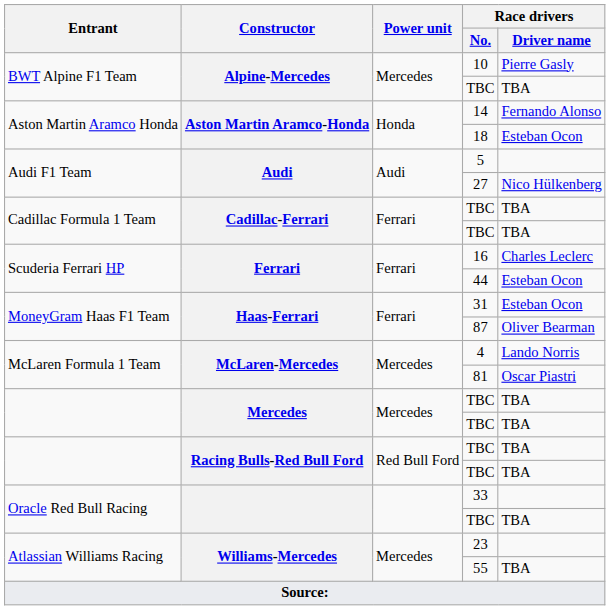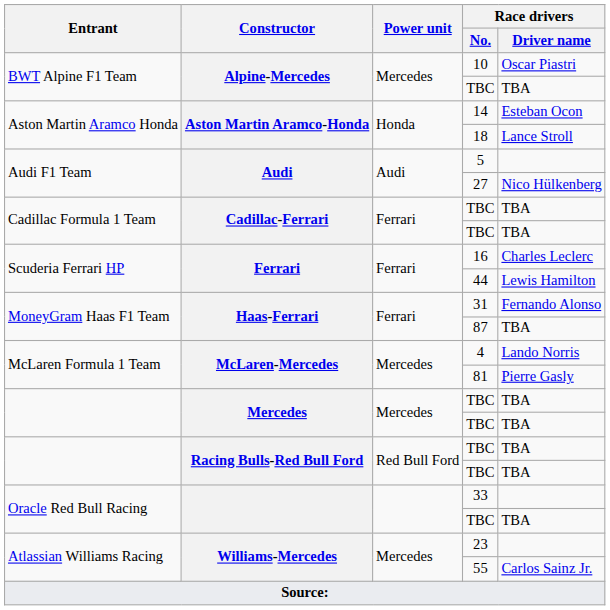(538, 64) Pierre Gasly -> (539, 64) Oscar Piastri
(551, 112) Fernando Alonso -> (542, 112) Esteban Ocon
(542, 136) Esteban Ocon -> (537, 136) Lance Stroll
(542, 280) Esteban Ocon -> (548, 280) Lewis Hamilton
(542, 304) Esteban Ocon -> (551, 304) Fernando Alonso
(548, 328) Oliver Bearman -> (516, 328) TBA
(539, 376) Oscar Piastri -> (538, 376) Pierre Gasly
(516, 568) TBA -> (547, 568) Carlos Sainz Jr.
